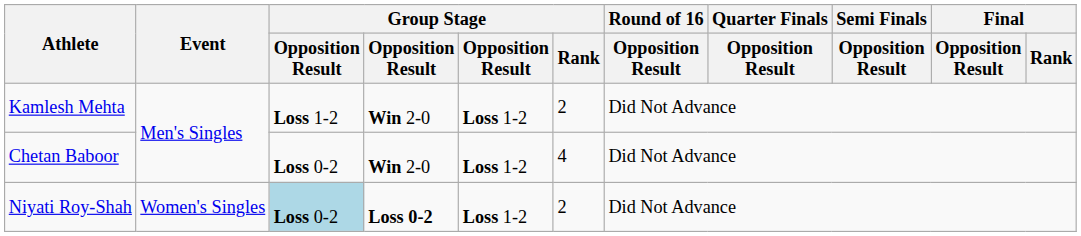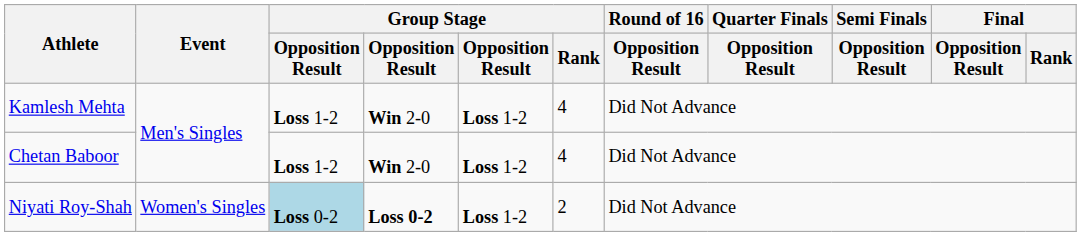(562, 107) 2 -> (562, 107) 4
(306, 167) Loss 0-2 -> (306, 167) Loss 1-2
